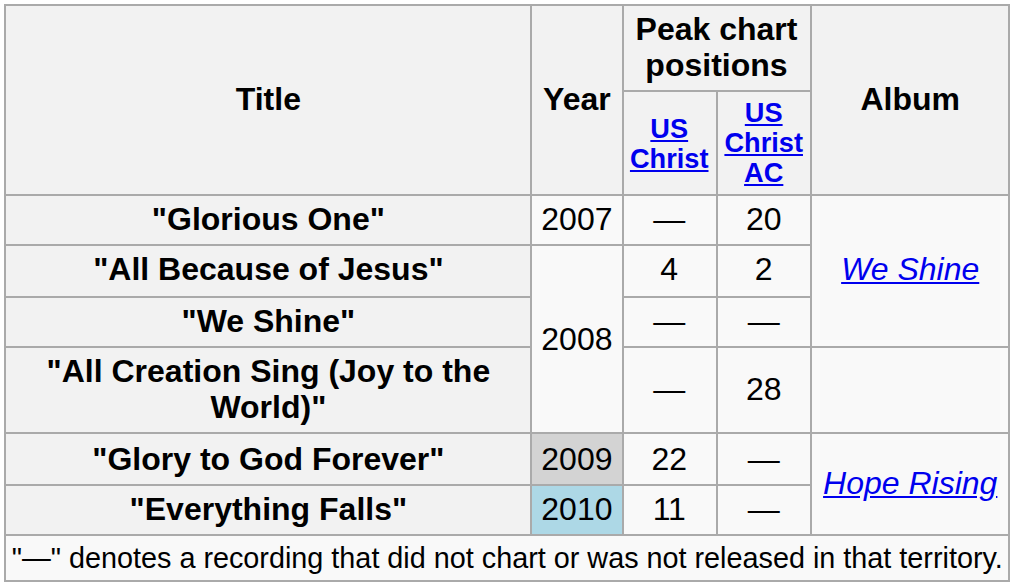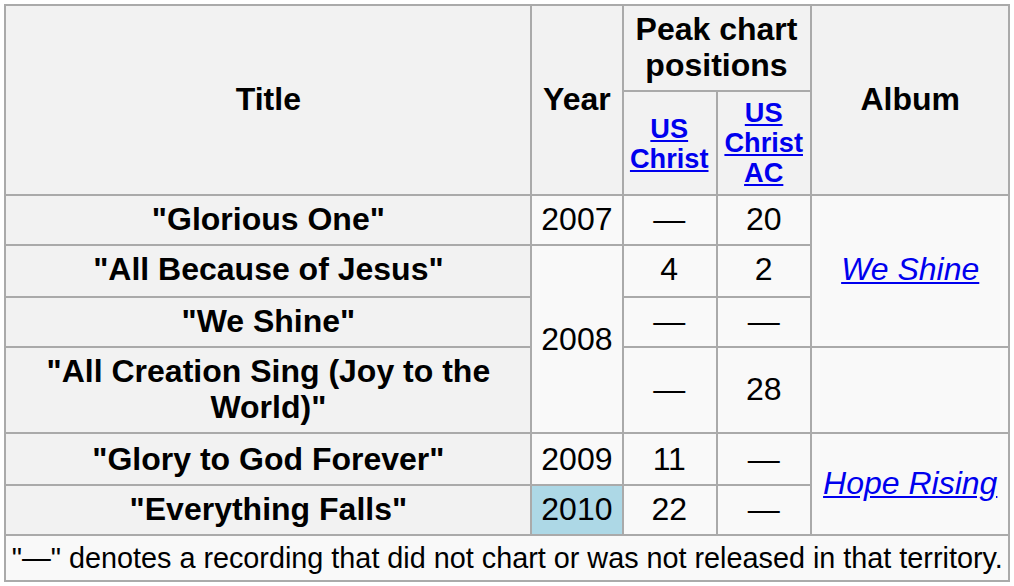(577, 458) lightgrey background -> (577, 458) no background
(669, 458) 22 -> (669, 458) 11
(669, 509) 11 -> (669, 509) 22
